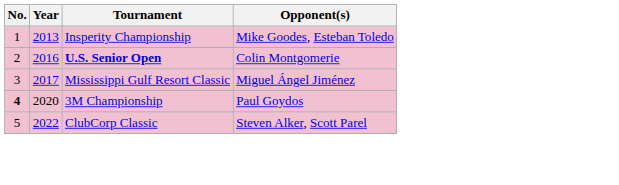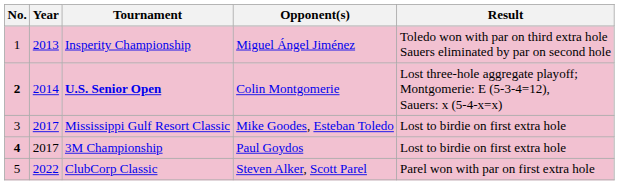+ column: (506, 15)
(315, 37) Mike Goodes, Esteban Toledo -> (296, 44) Miguel Ángel Jiménez
(17, 58) normal -> (17, 89) bold
(46, 58) 2016 -> (46, 89) 2014
(296, 80) Miguel Ángel Jiménez -> (315, 126) Mike Goodes, Esteban Toledo
(46, 101) 2020 -> (46, 148) 2017
